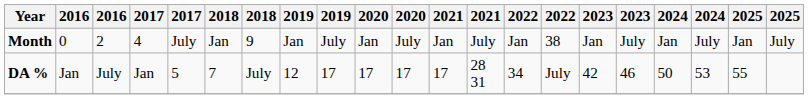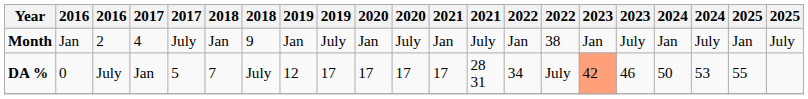(63, 40) 0 -> (69, 40) Jan
(69, 73) Jan -> (63, 73) 0
(590, 73) no background -> (590, 73) lightsalmon background
